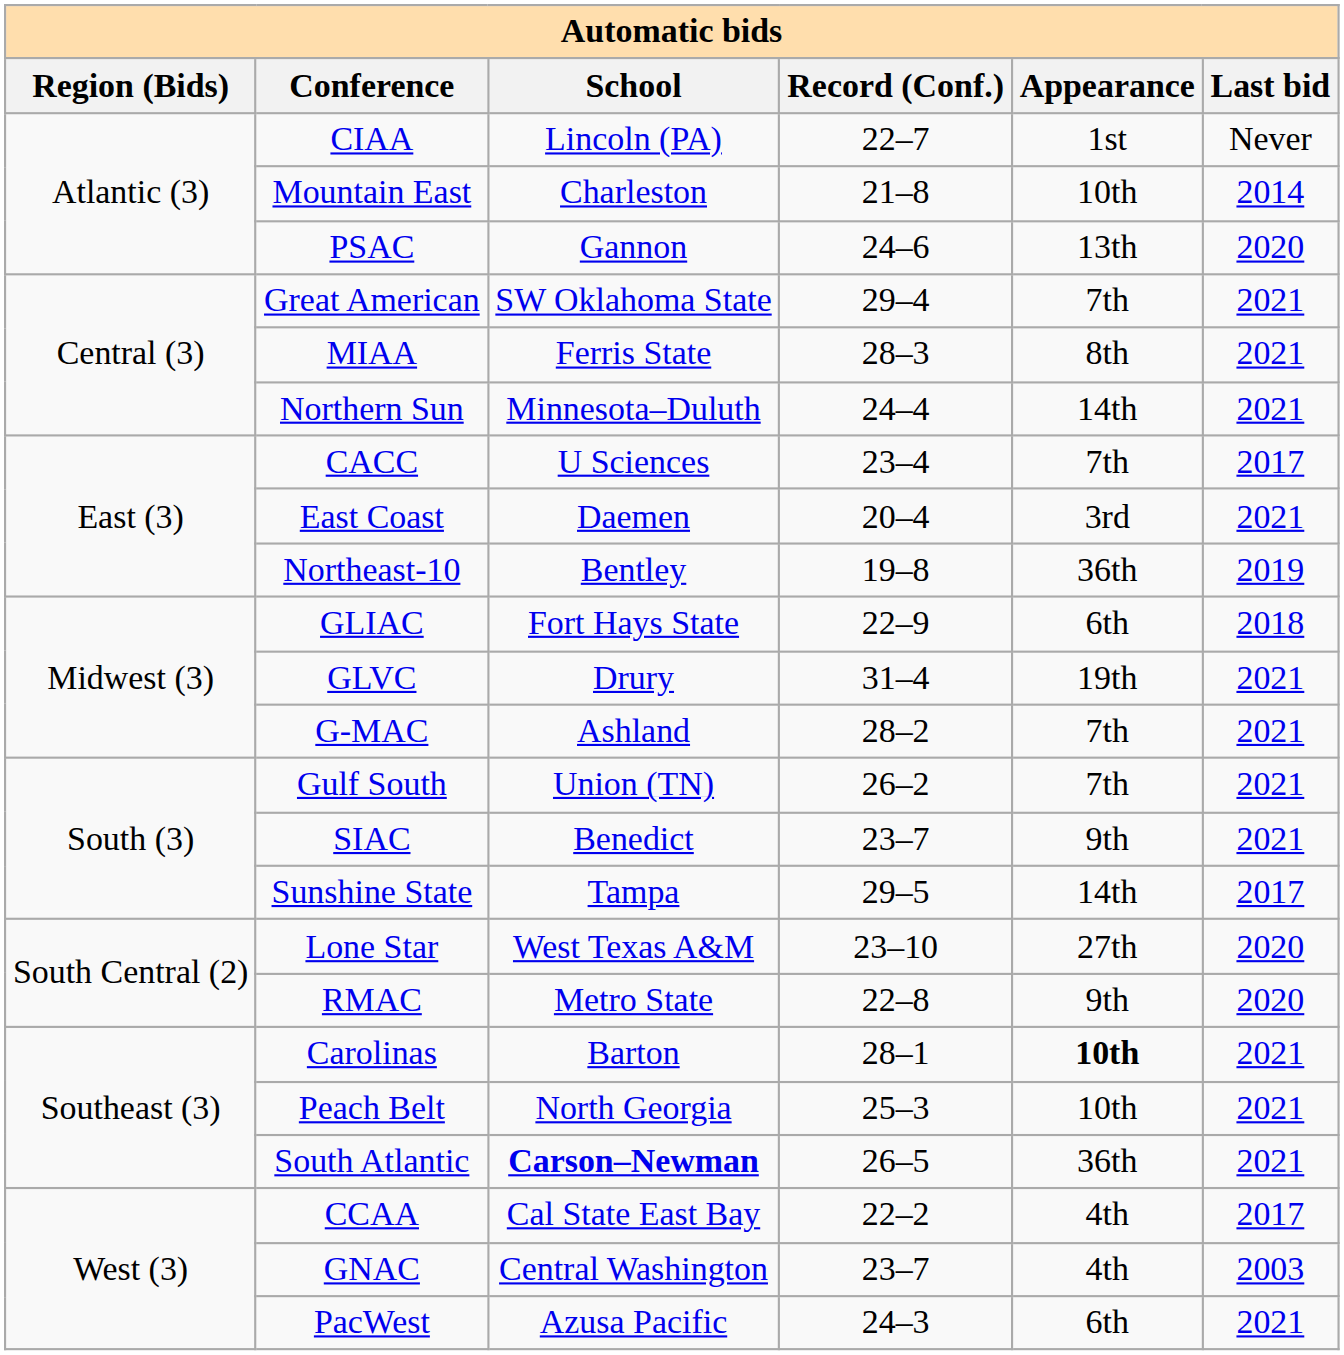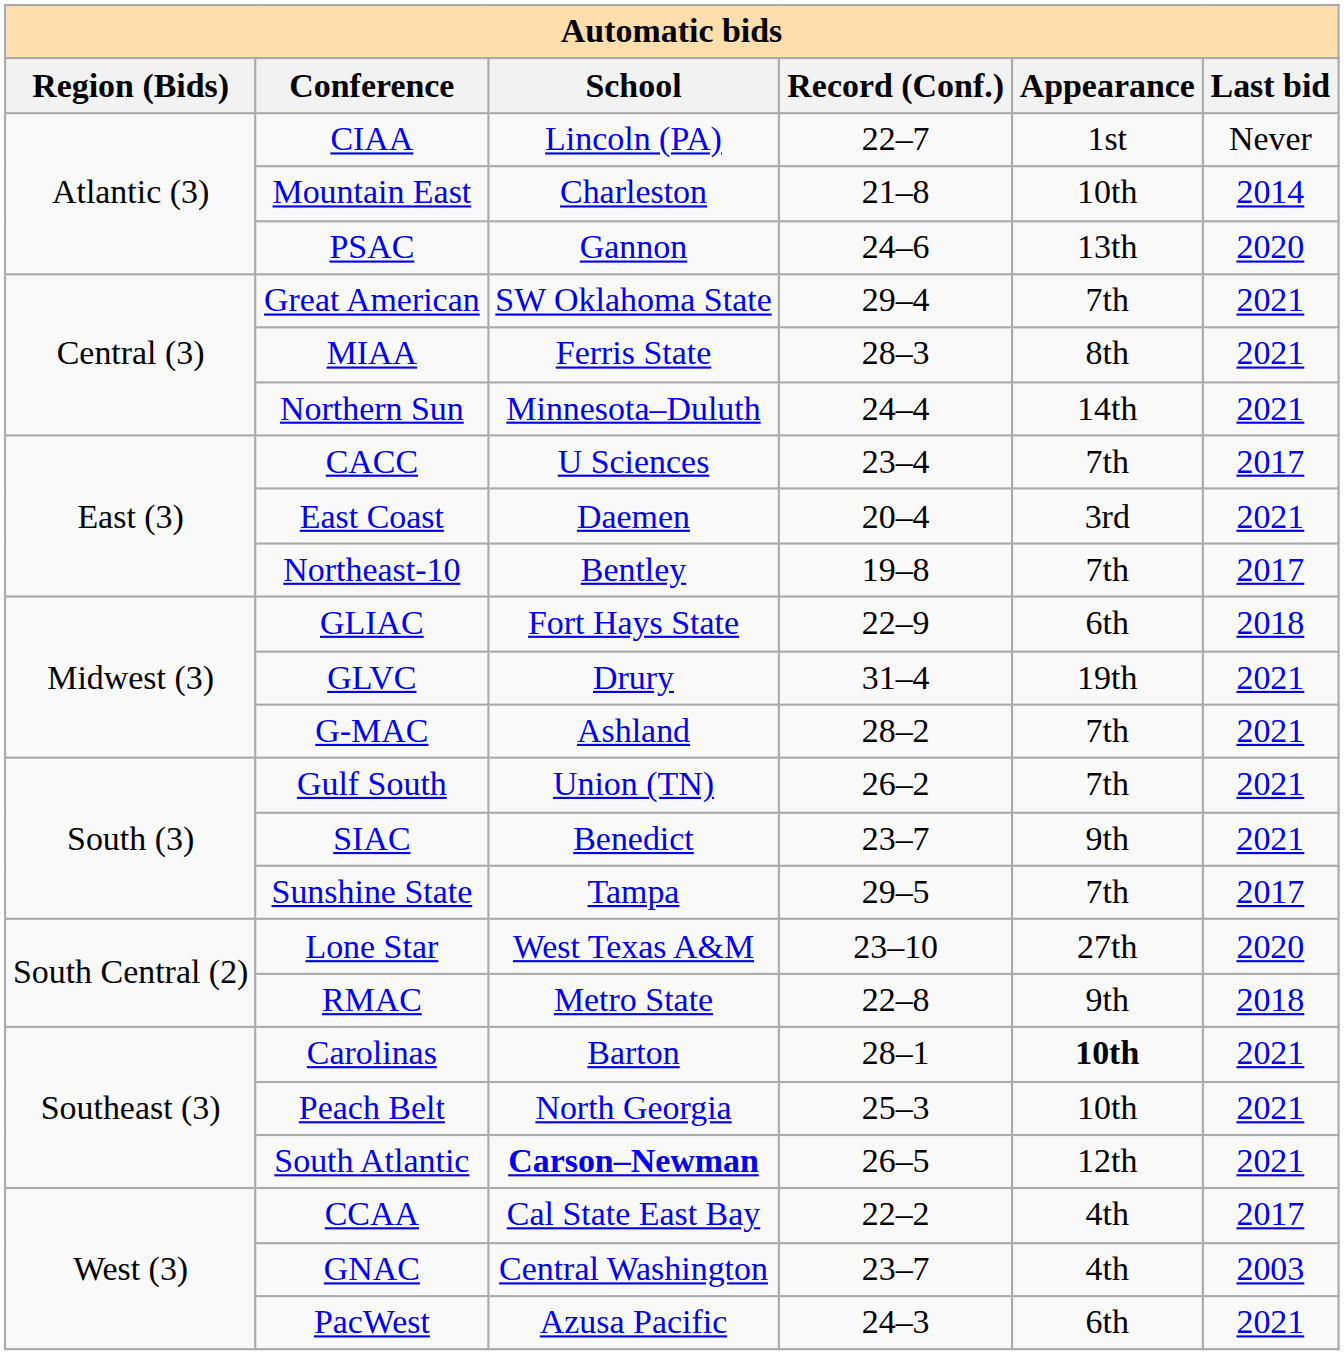(1107, 569) 36th -> (1107, 569) 7th
(1270, 569) 2019 -> (1270, 569) 2017
(1107, 892) 14th -> (1107, 892) 7th
(1270, 999) 2020 -> (1270, 999) 2018
(1107, 1161) 36th -> (1107, 1161) 12th
